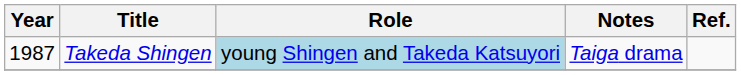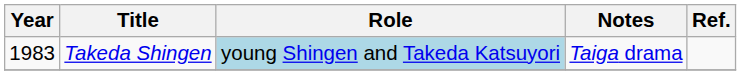(32, 53) 1987 -> (32, 53) 1983
